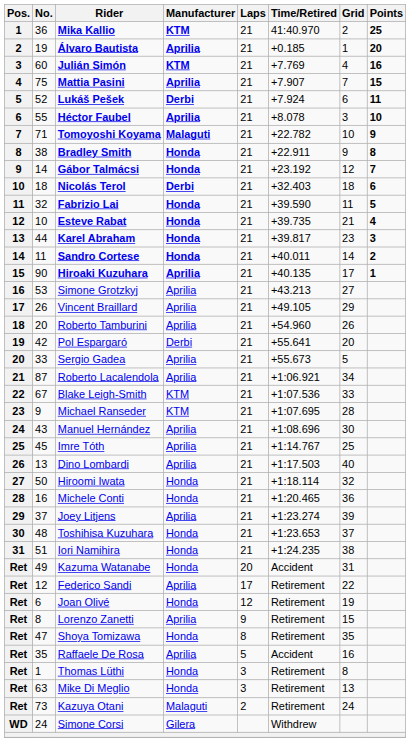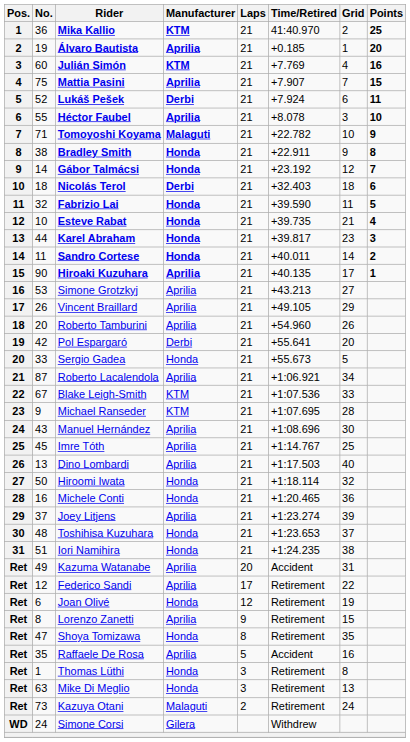(181, 360) Aprilia -> (182, 360) Honda
(182, 568) Honda -> (181, 568) Aprilia
